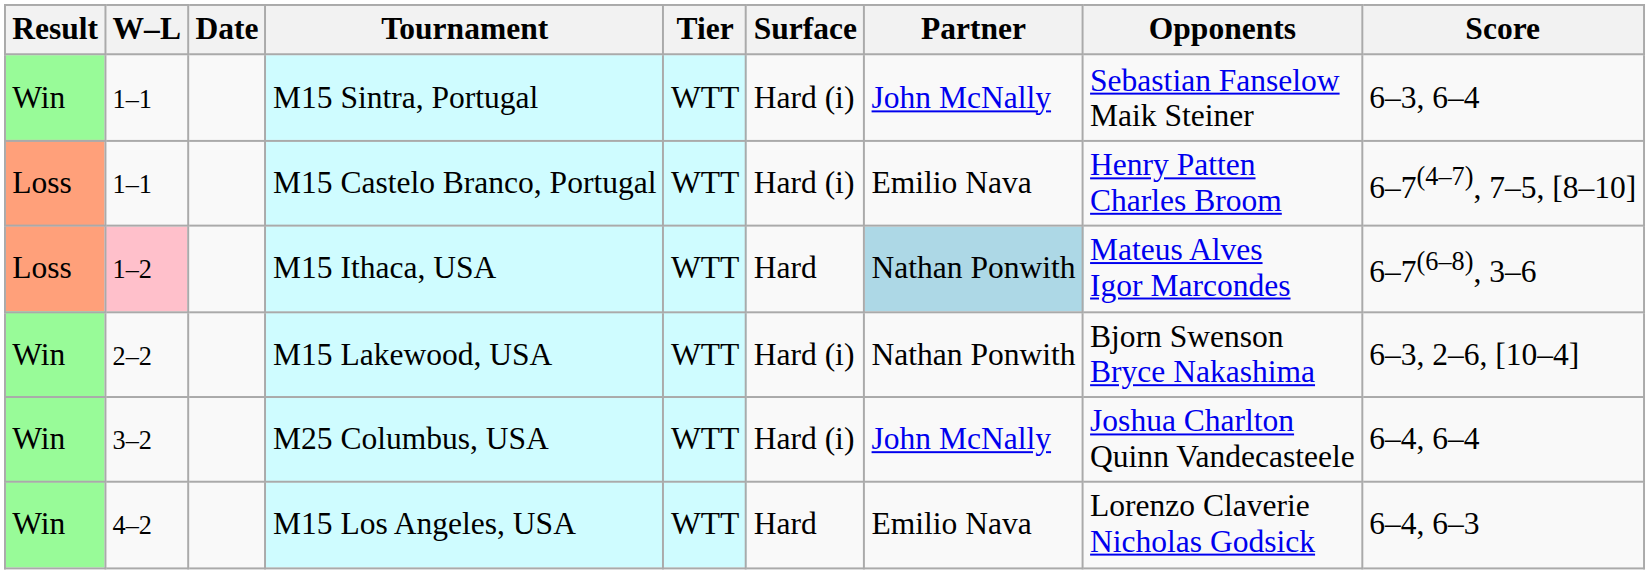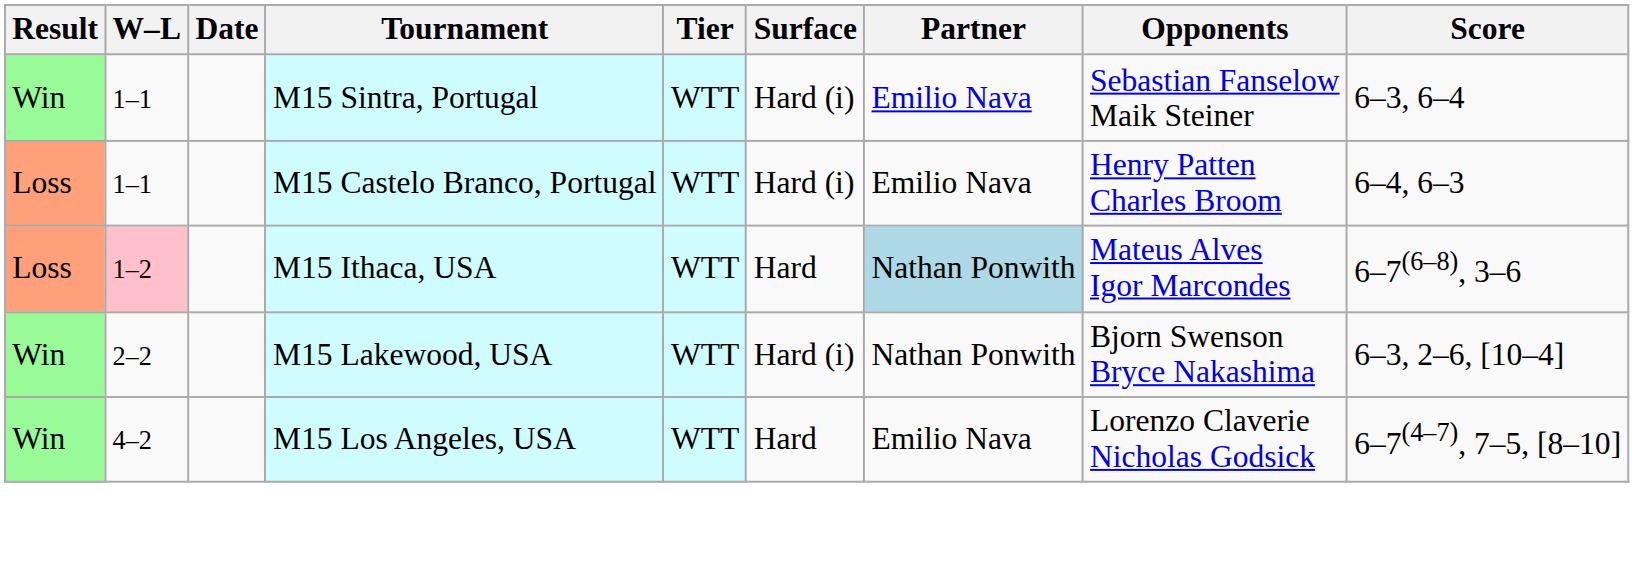(961, 97) John McNally -> (952, 97) Emilio Nava
(1503, 182) 6–7(4–7), 7–5, [8–10] -> (1409, 182) 6–4, 6–3
- row: (411, 439)
(1424, 524) 6–4, 6–3 -> (1488, 438) 6–7(4–7), 7–5, [8–10]
